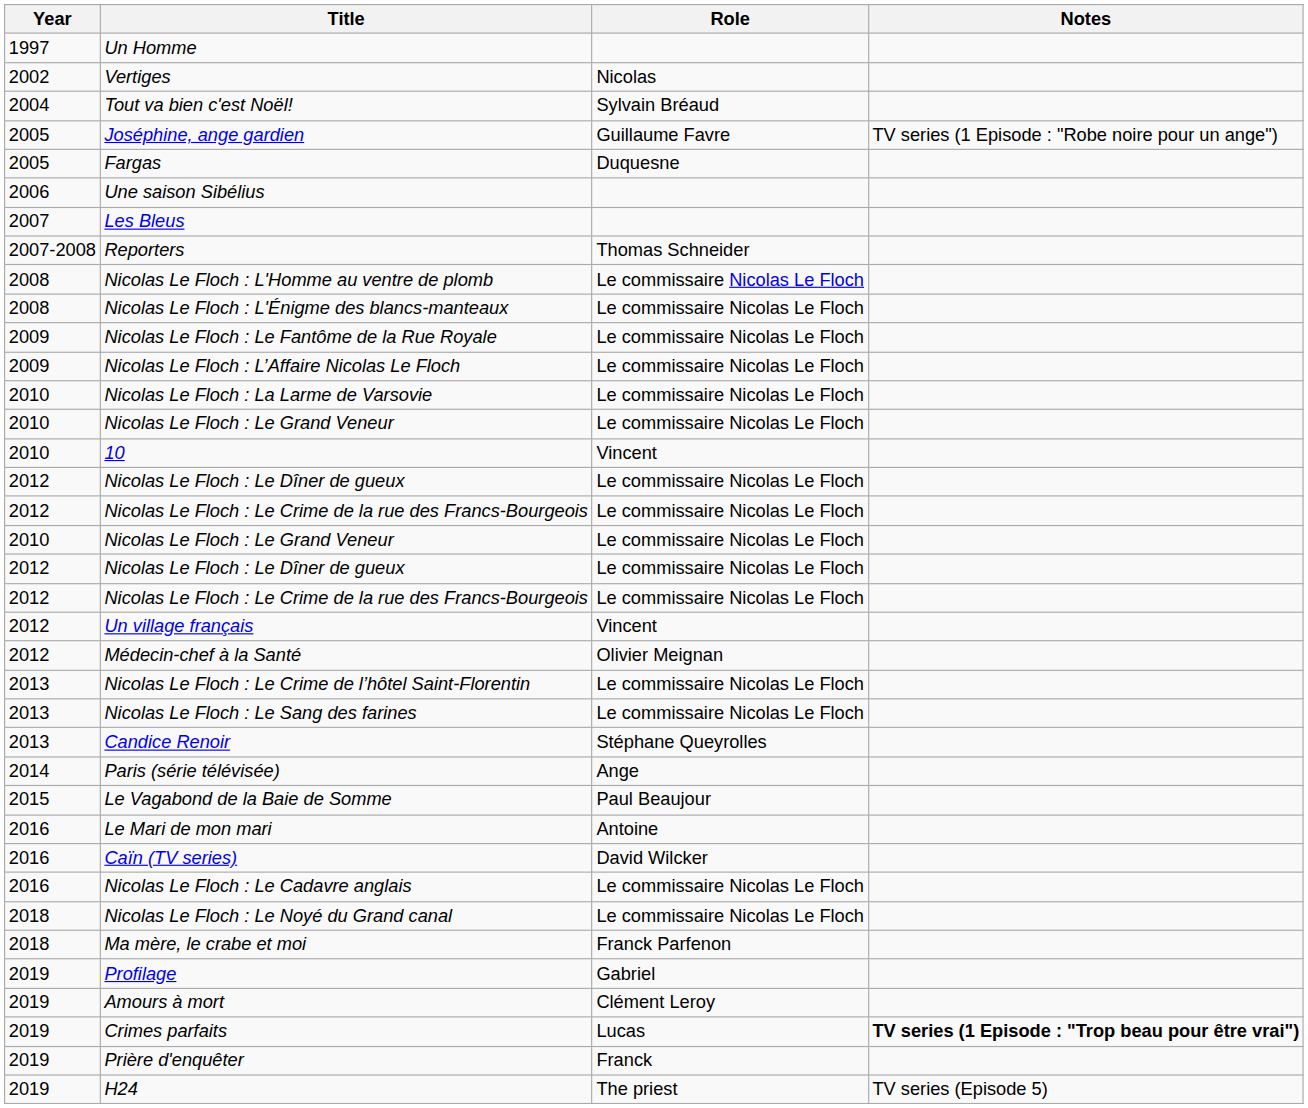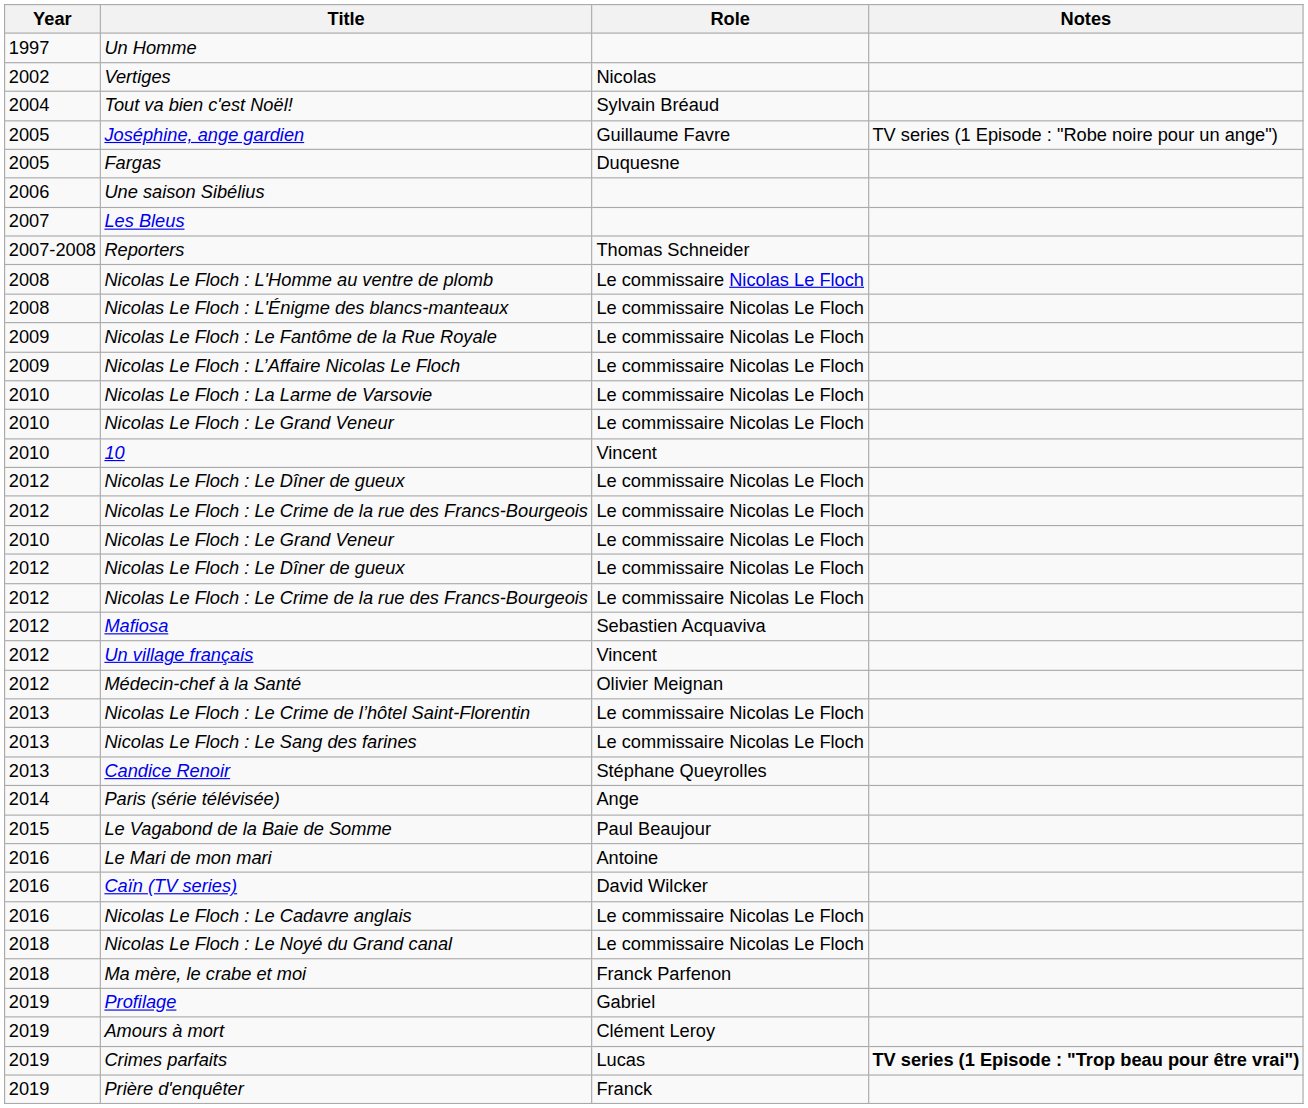+ row: (136, 626)
- row: (121, 1089)
